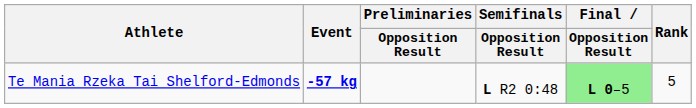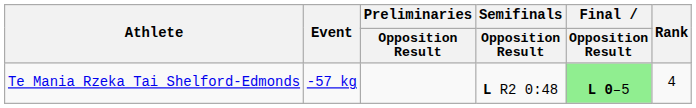(332, 83) bold -> (332, 83) normal
(672, 83) 5 -> (672, 83) 4
